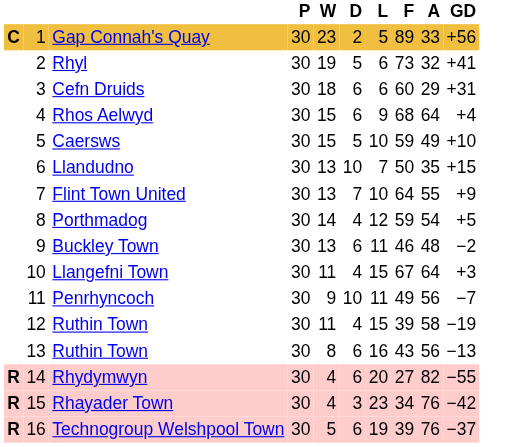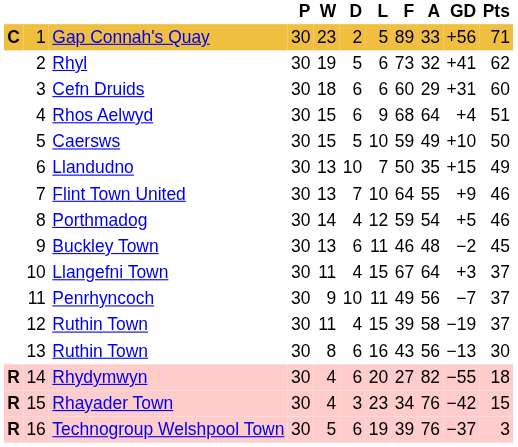+ column: (496, 11)
